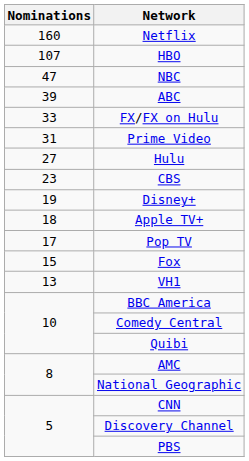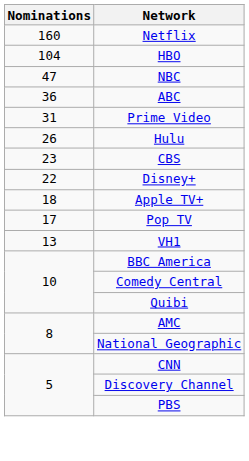(49, 56) 107 -> (49, 56) 104
(49, 97) 39 -> (49, 97) 36
- row: (169, 118)
(49, 159) 27 -> (49, 138) 26
(49, 200) 19 -> (49, 179) 22
- row: (169, 261)
